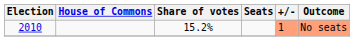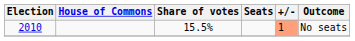(198, 28) 15.2% -> (198, 28) 15.5%
(324, 28) lightsalmon background -> (324, 28) no background
